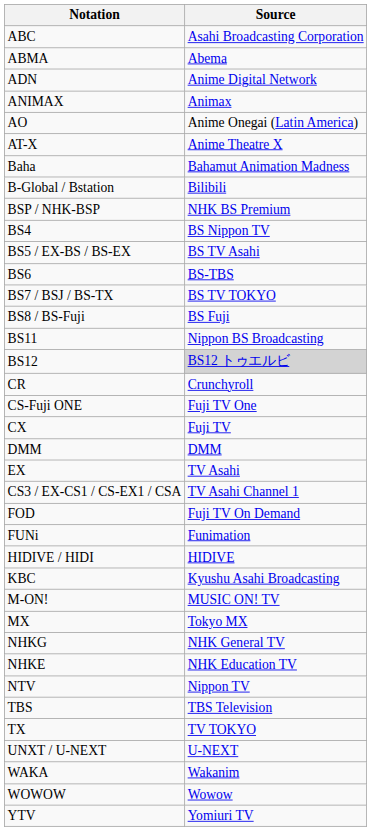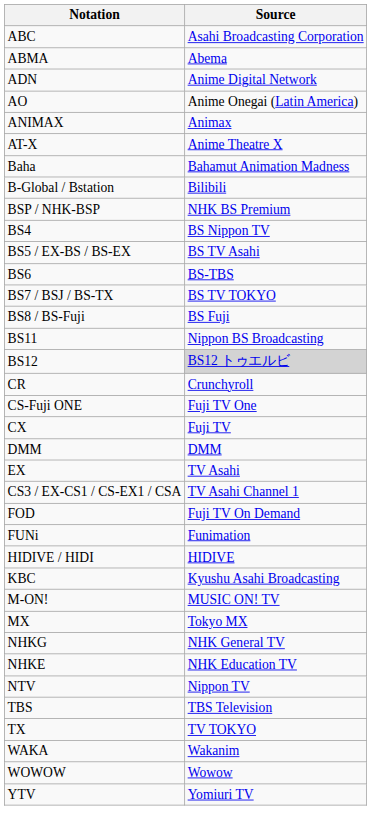rows swapped: (36, 101) <-> (17, 123)
- row: (57, 751)
